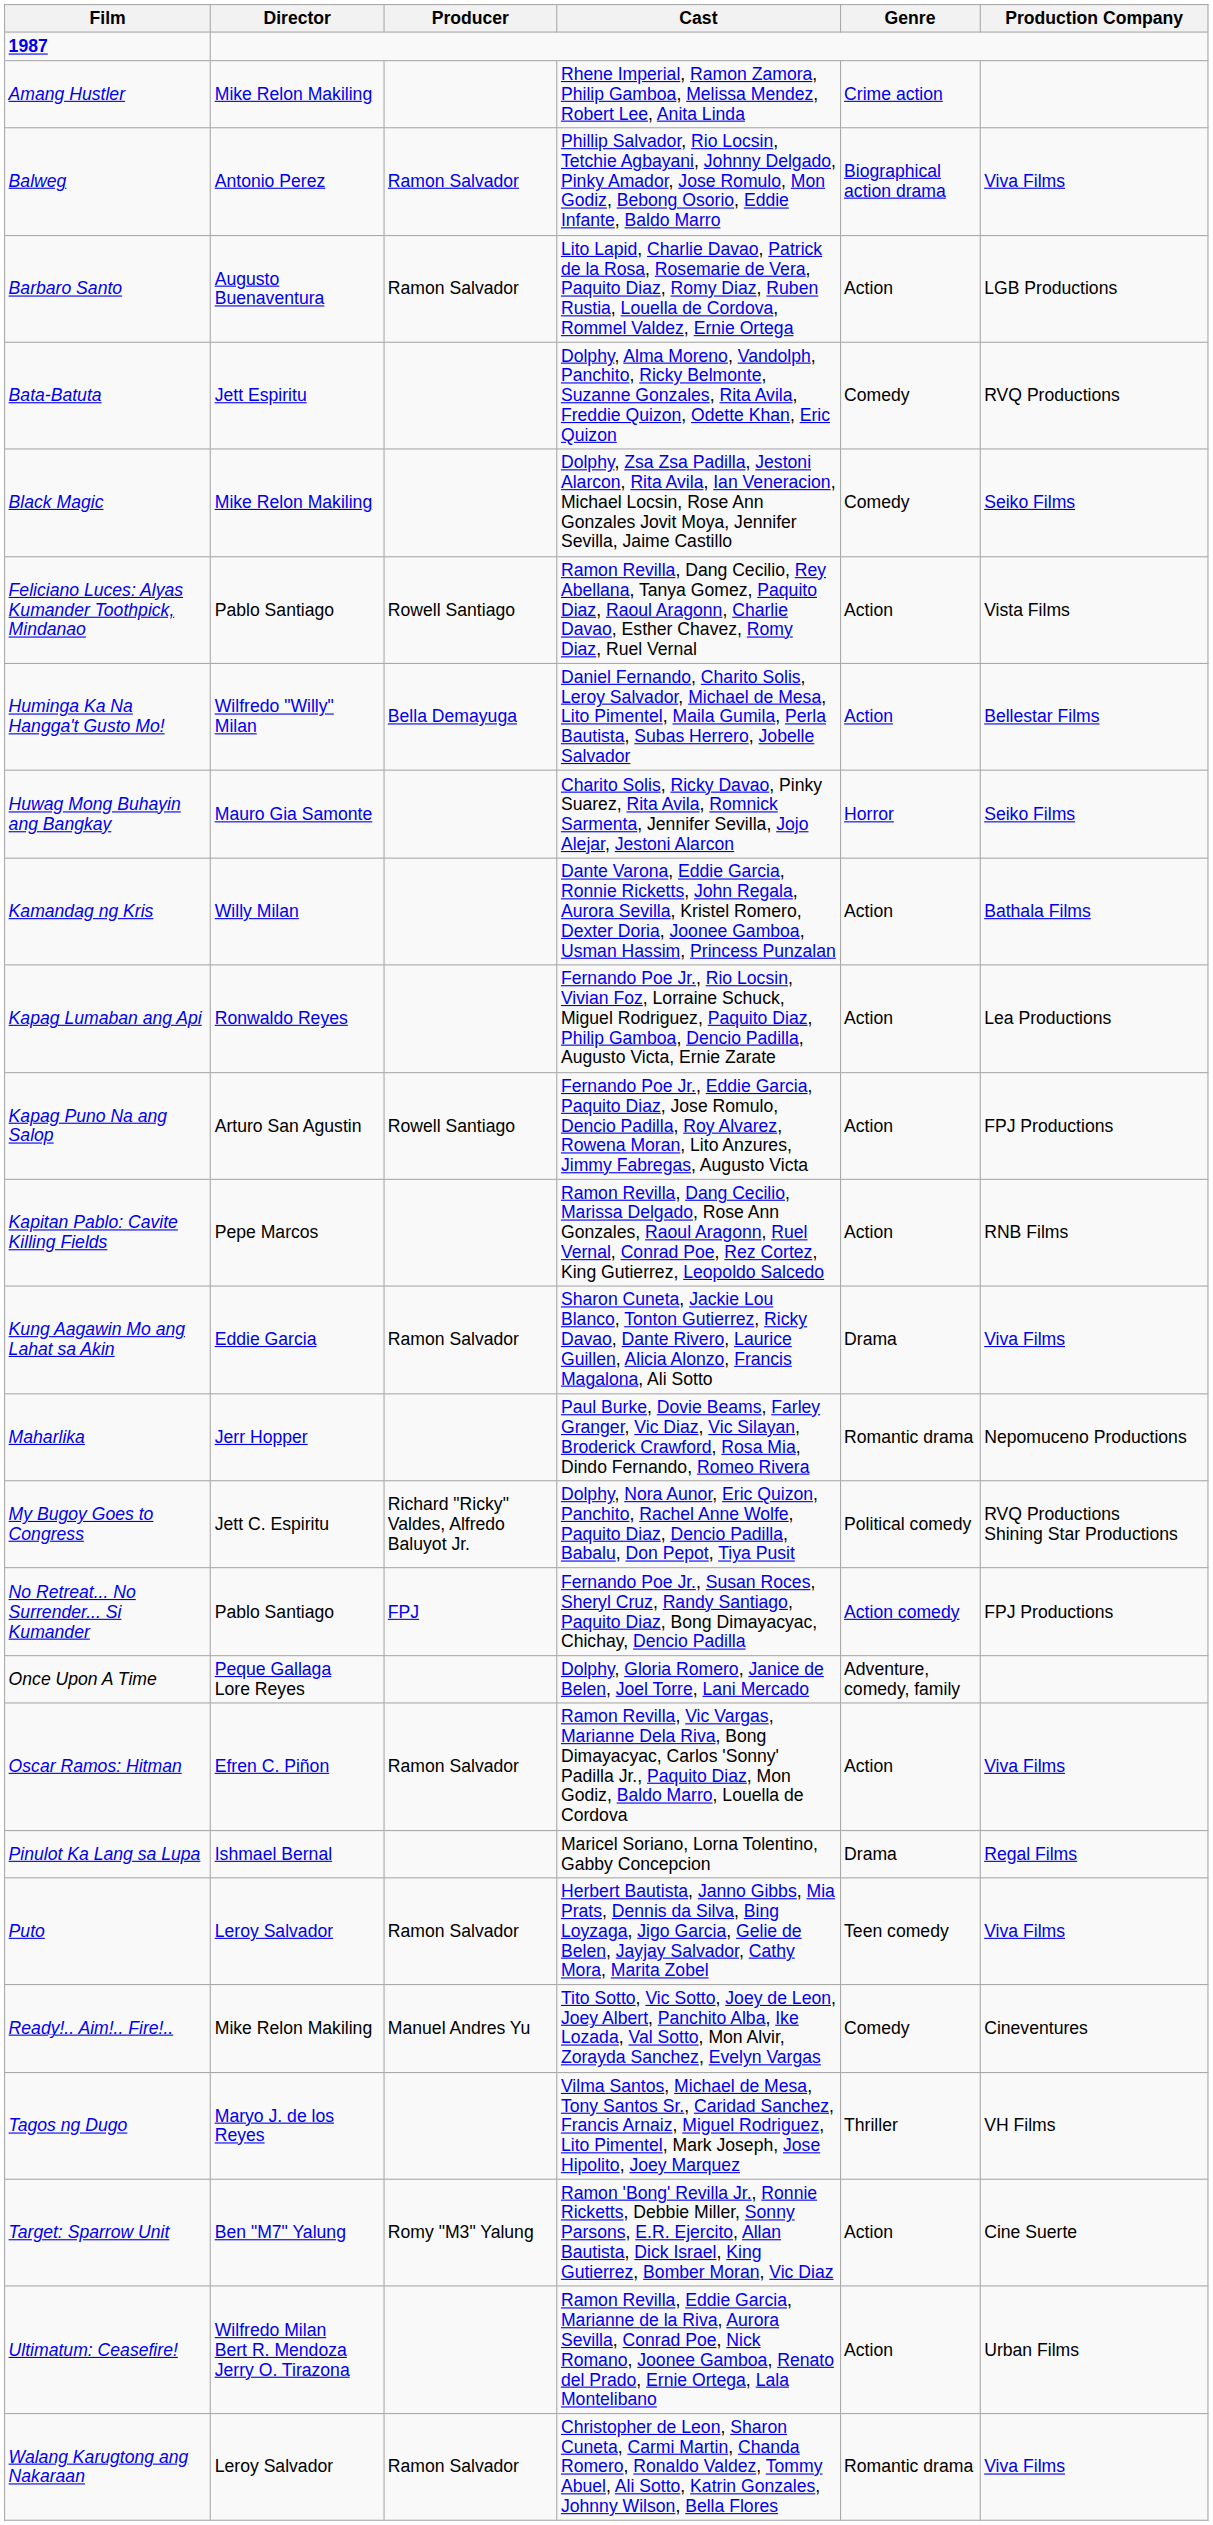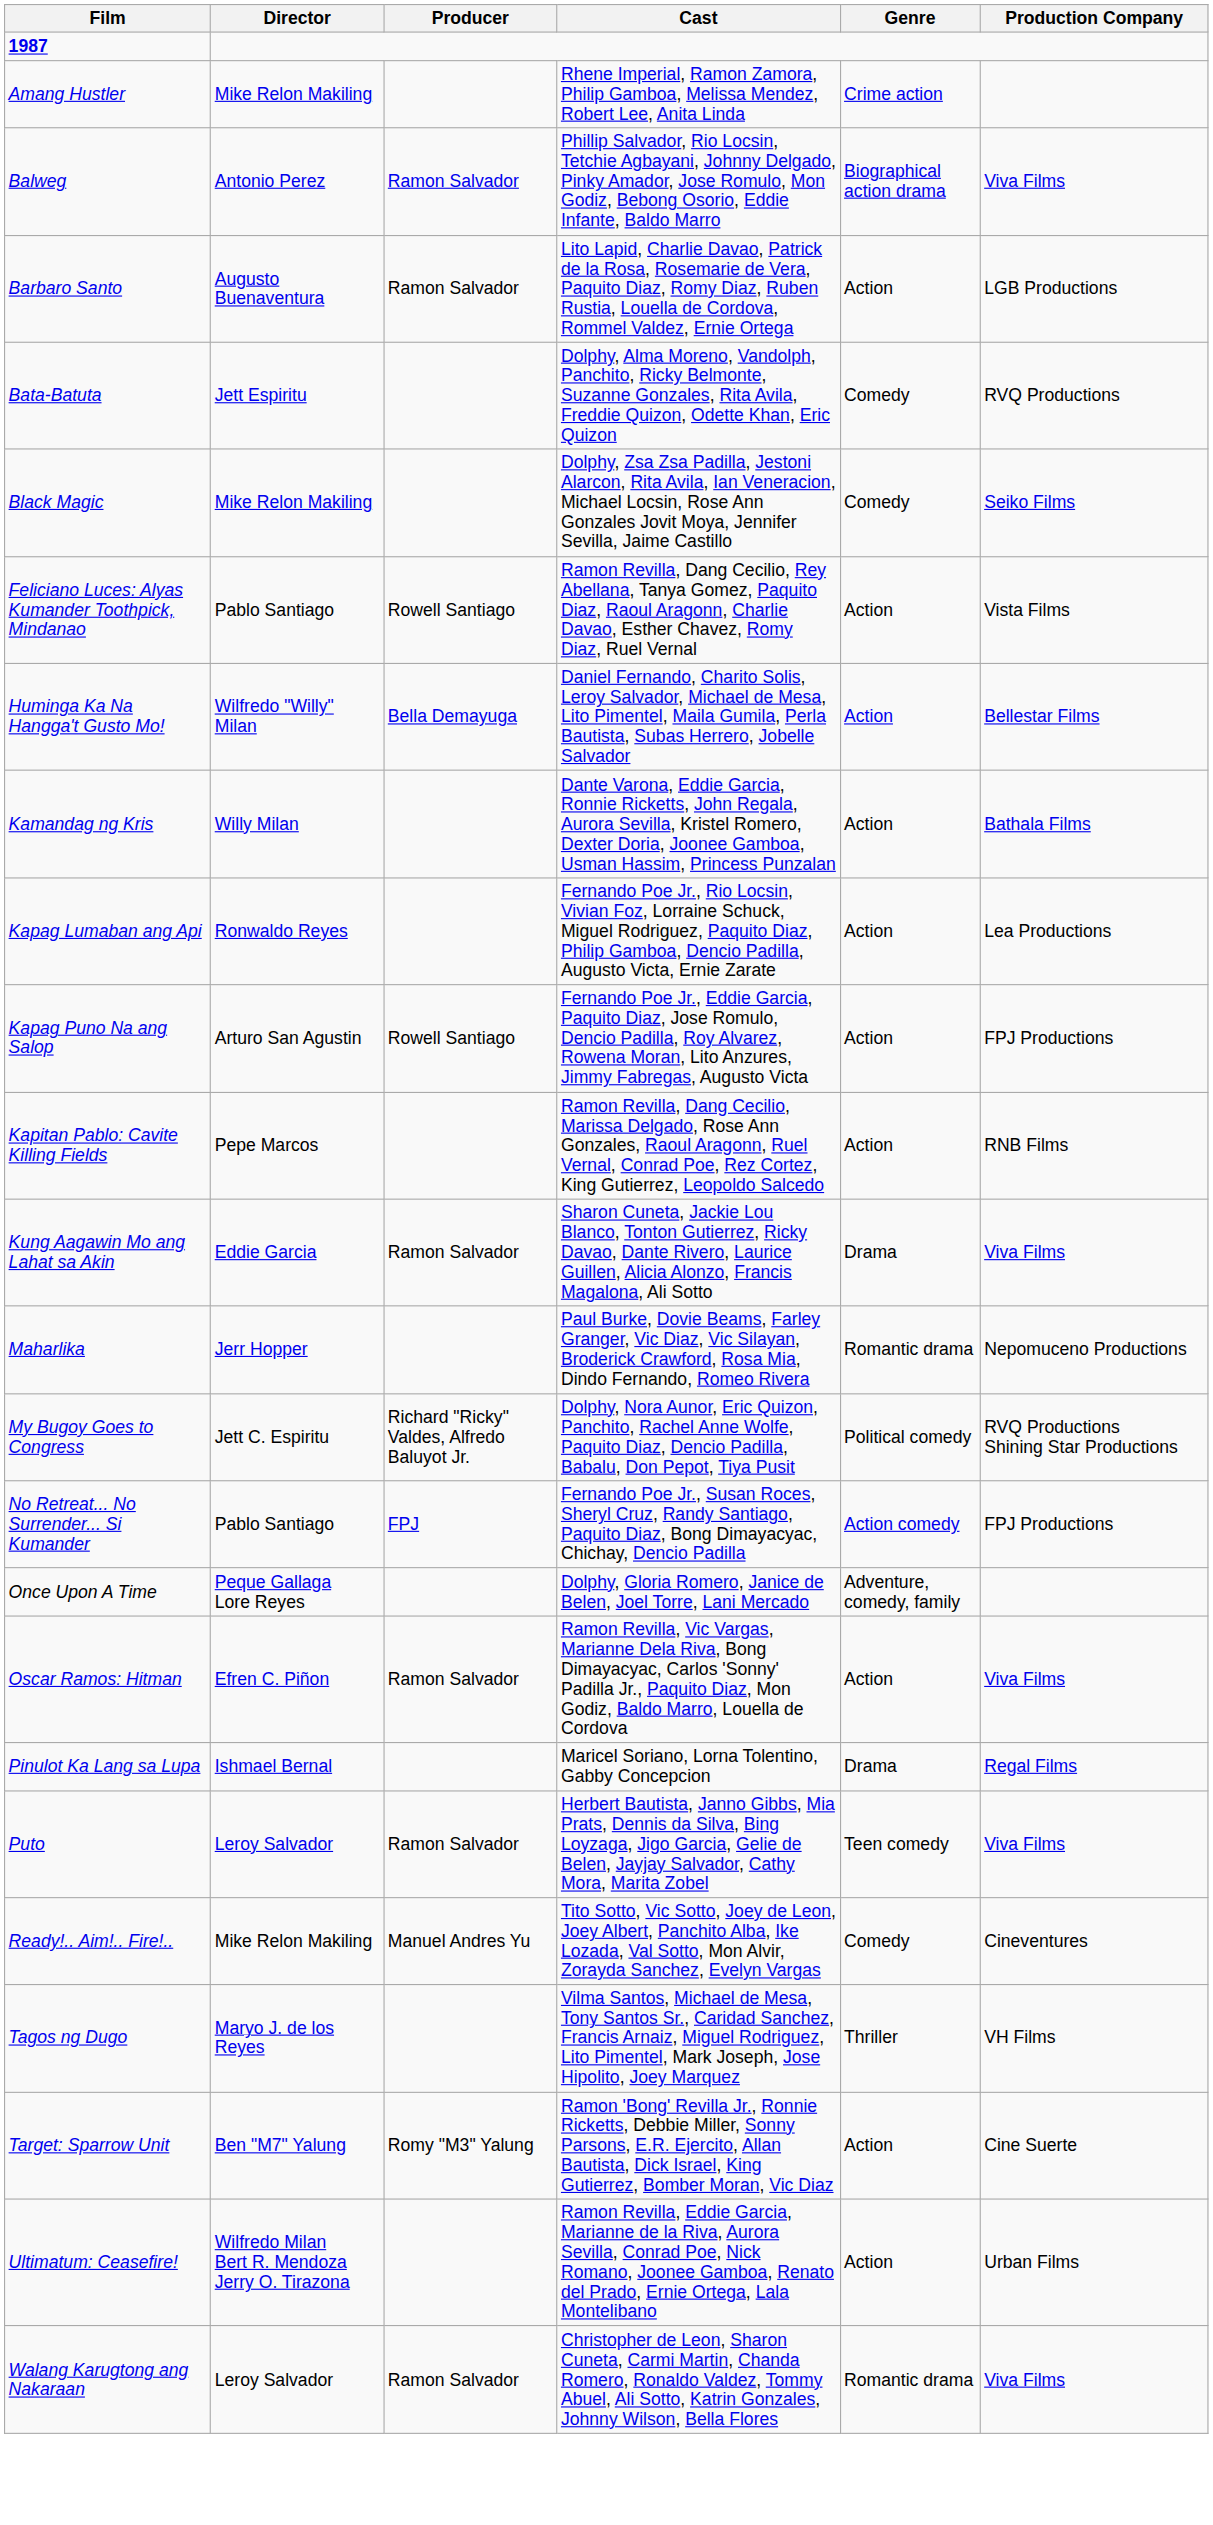- row: (95, 814)
